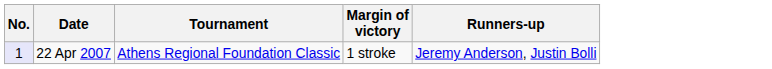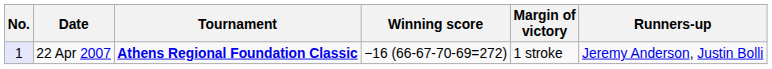+ column: (436, 23)
(229, 53) normal -> (238, 53) bold
